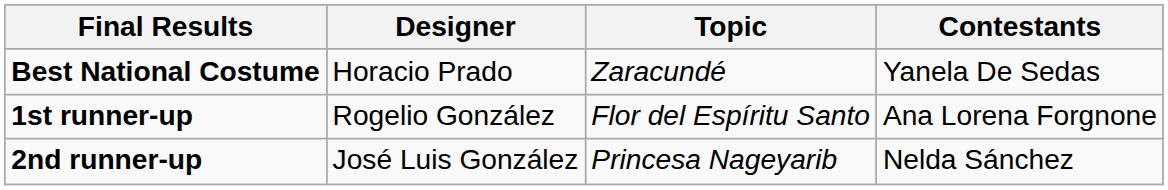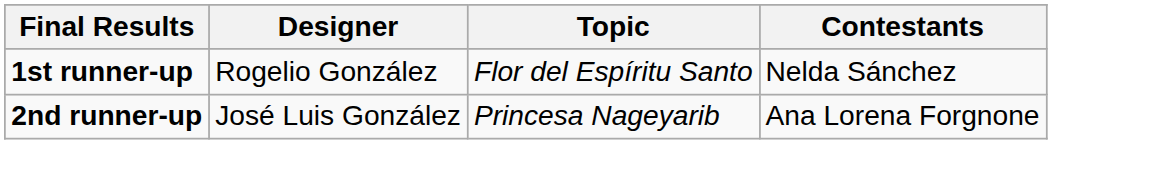- row: (165, 71)
(1020, 116) Ana Lorena Forgnone -> (861, 71) Nelda Sánchez
(978, 160) Nelda Sánchez -> (903, 116) Ana Lorena Forgnone
